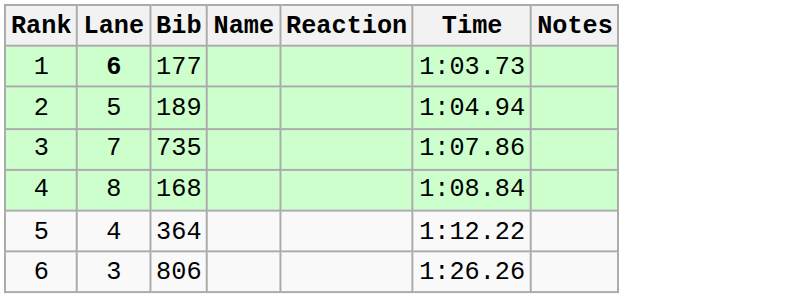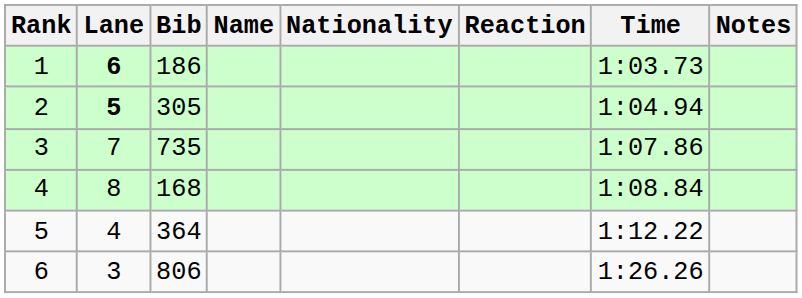+ column: (369, 26)
(179, 67) 177 -> (179, 67) 186
(114, 108) normal -> (114, 108) bold
(179, 108) 189 -> (179, 108) 305
